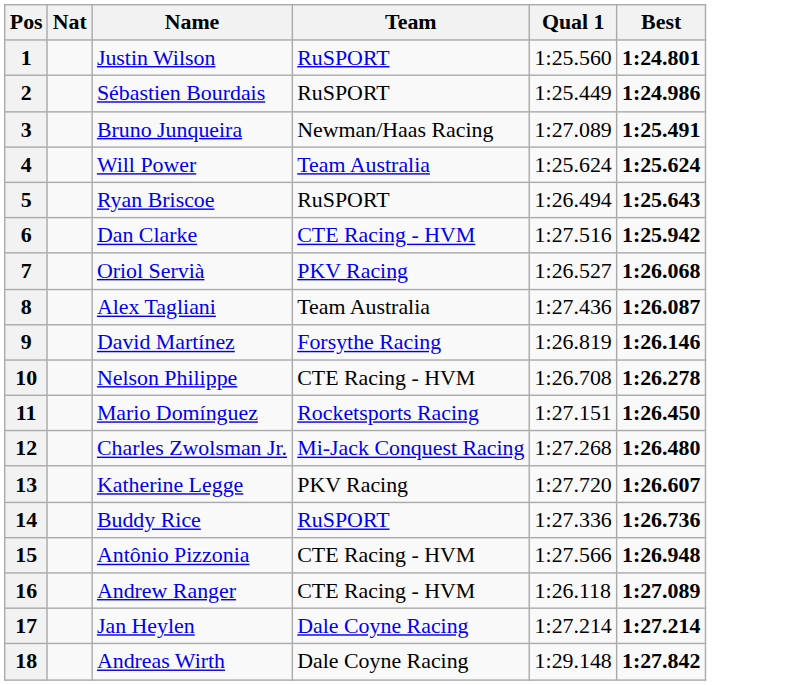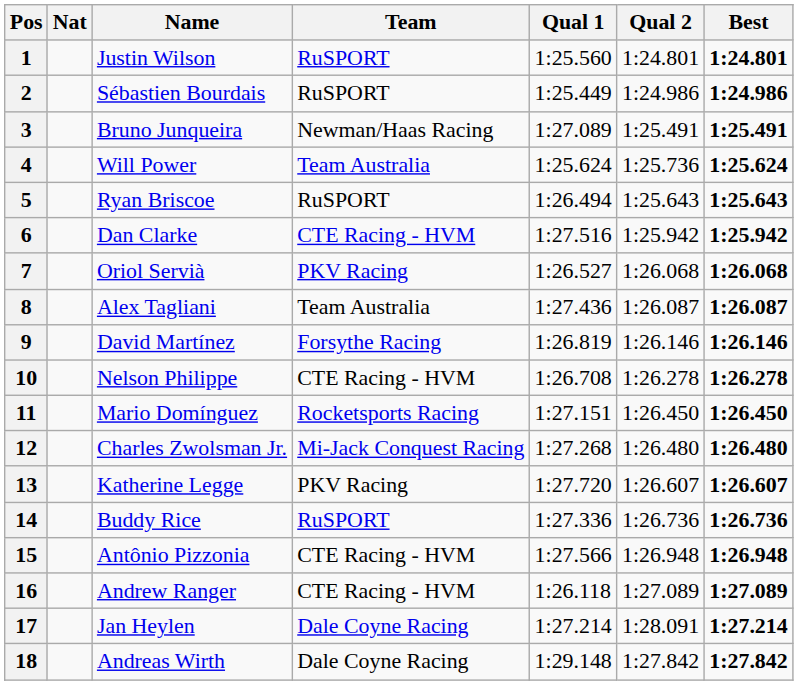+ column: (661, 21)
